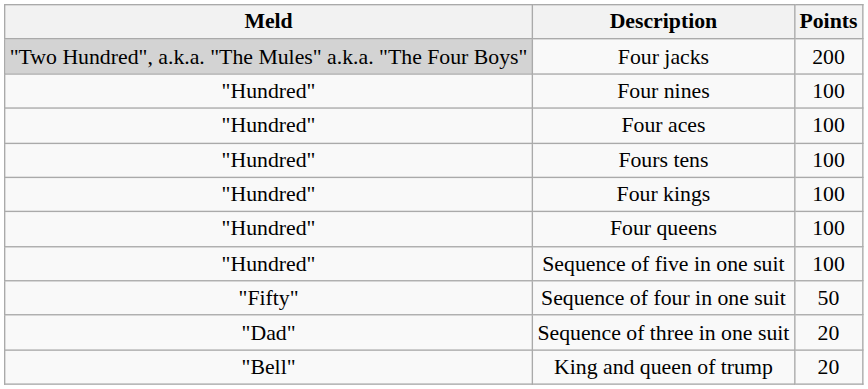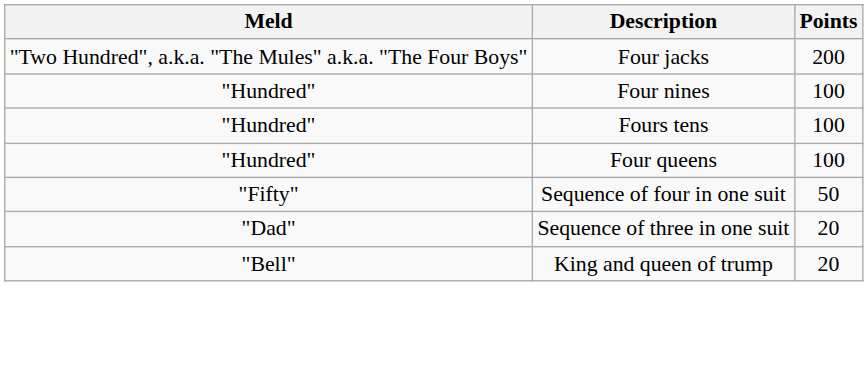(269, 56) lightgrey background -> (269, 56) no background
- row: (663, 125)
- row: (663, 194)
- row: (663, 263)
